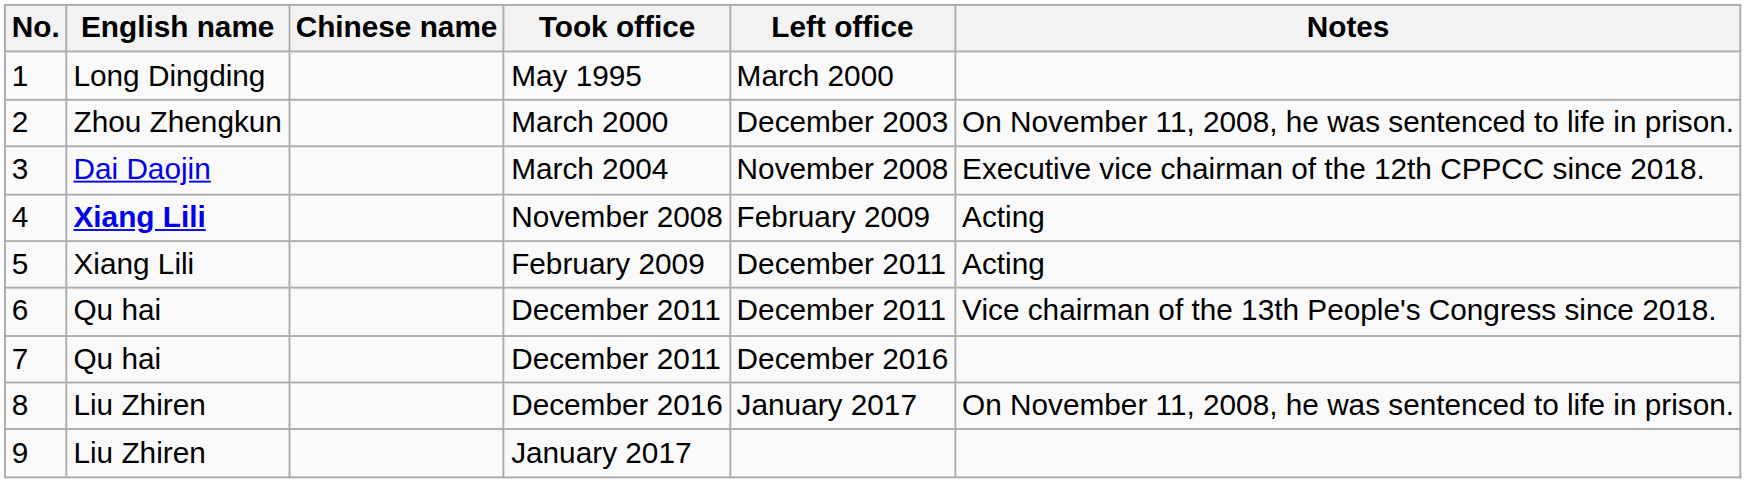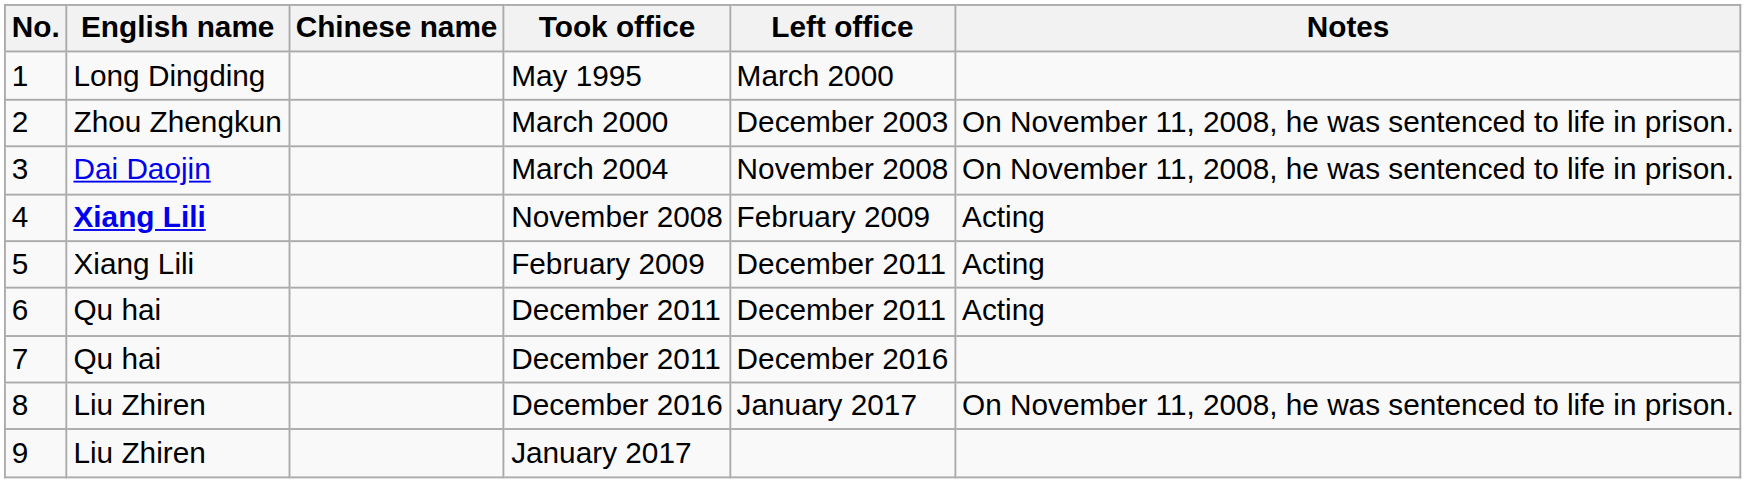(1333, 169) Executive vice chairman of the 12th CPPCC since 2018. -> (1348, 169) On November 11, 2008, he was sentenced to life in prison.
(1339, 311) Vice chairman of the 13th People's Congress since 2018. -> (1003, 311) Acting
